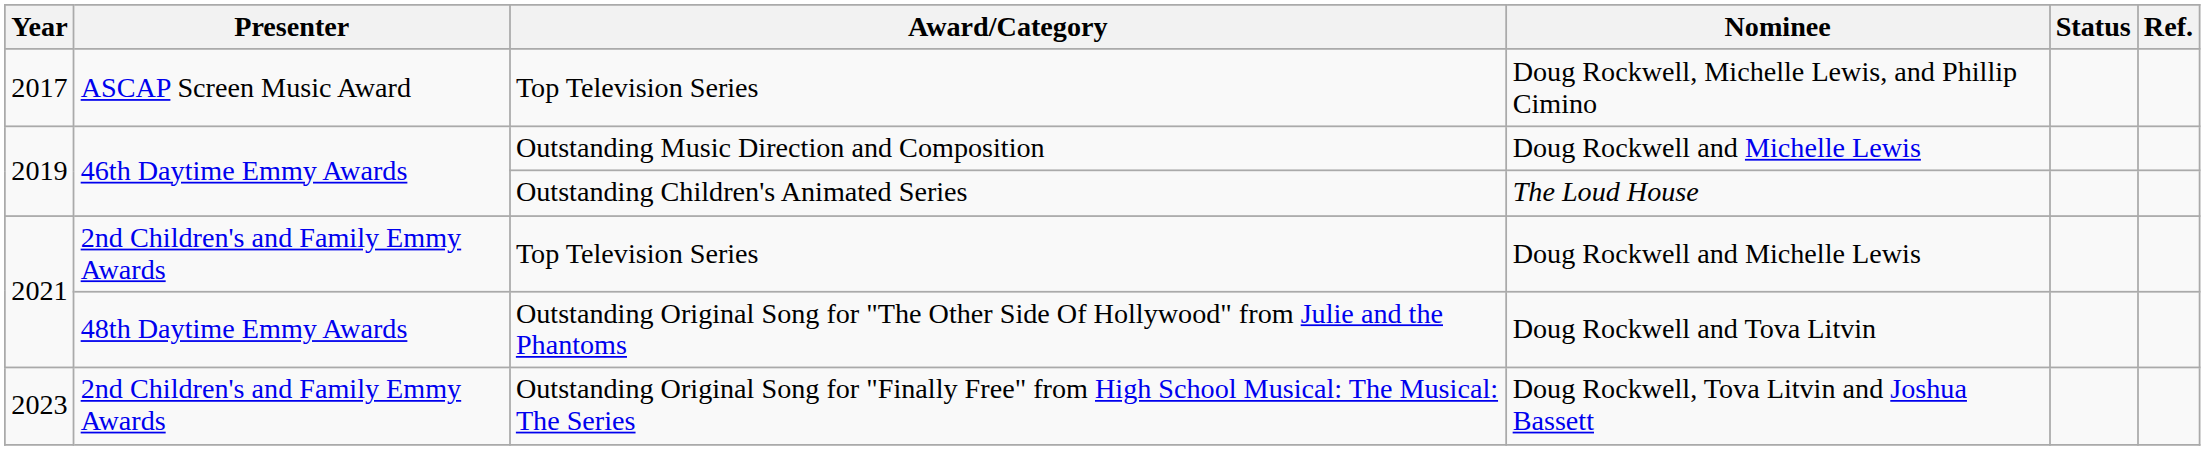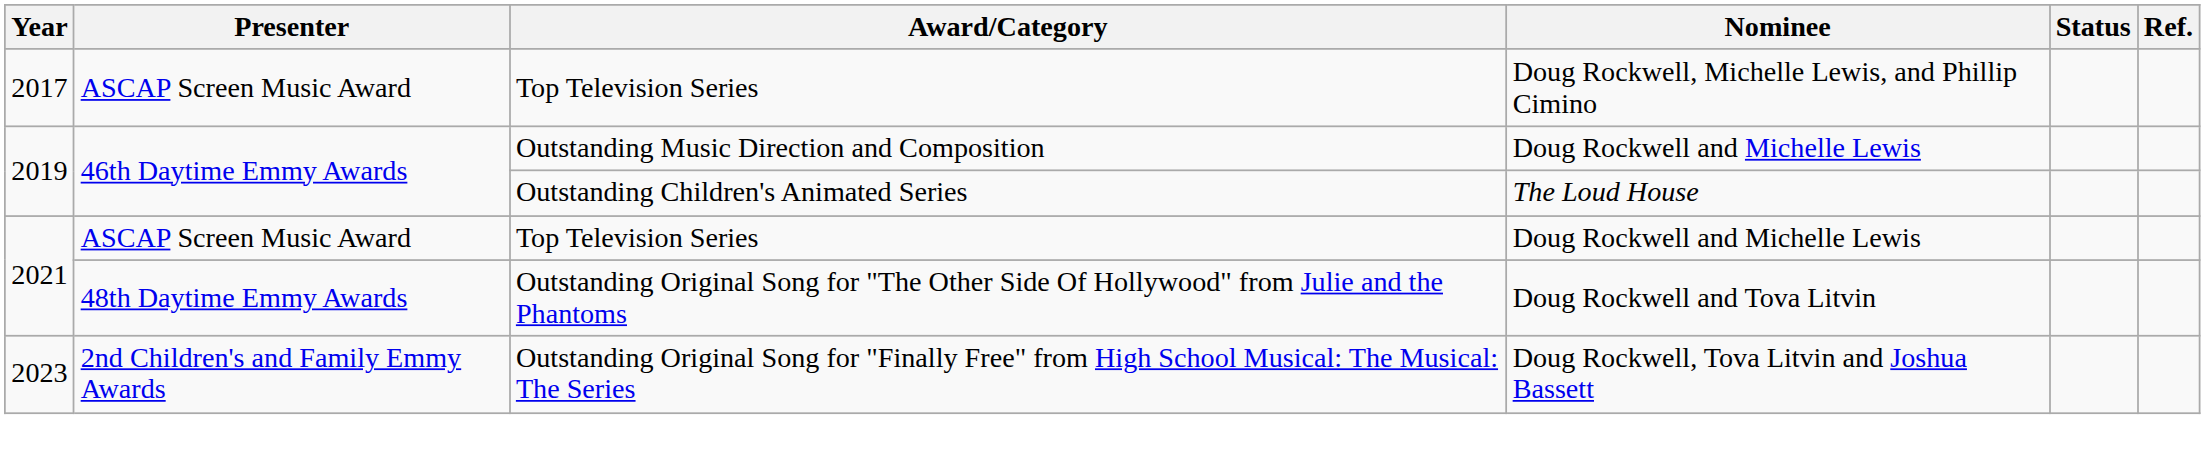(271, 252) 2nd Children's and Family Emmy Awards -> (246, 237) ASCAP Screen Music Award
